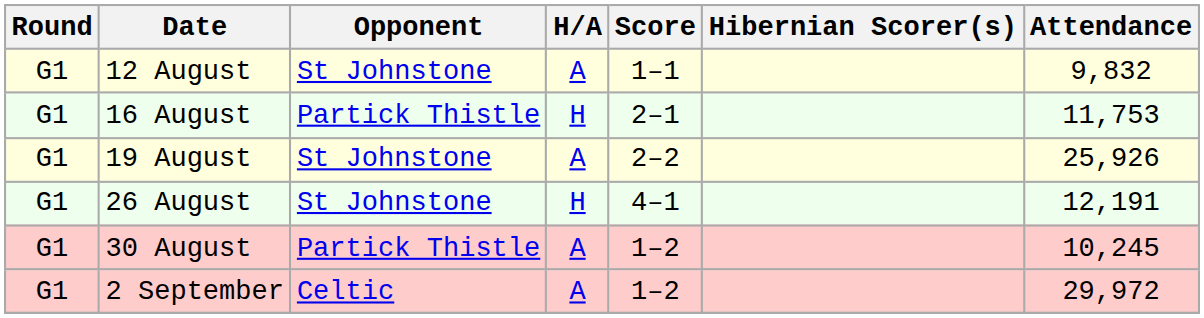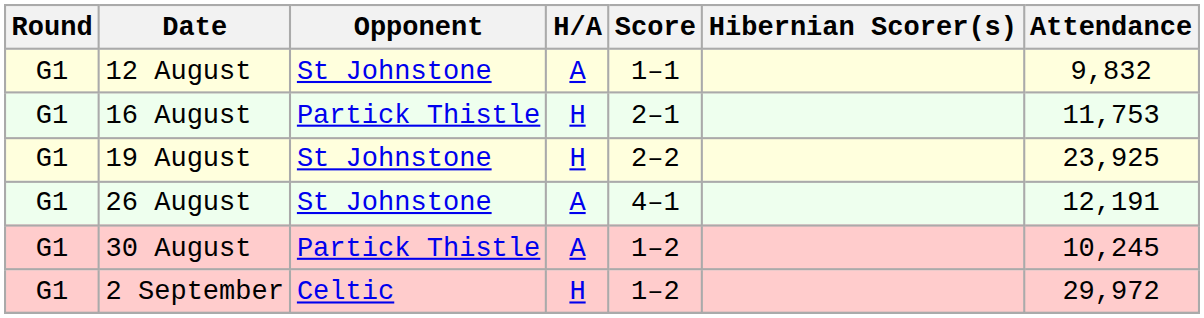(578, 159) A -> (578, 159) H
(1111, 159) 25,926 -> (1111, 159) 23,925
(578, 203) H -> (578, 203) A
(578, 291) A -> (578, 291) H
